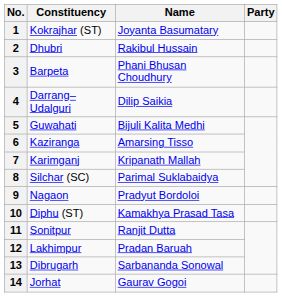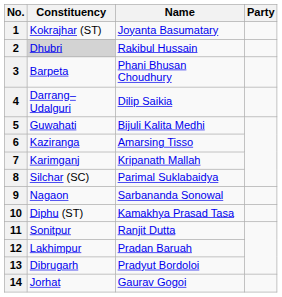(46, 48) no background -> (46, 48) lightgrey background
(158, 195) Pradyut Bordoloi -> (170, 195) Sarbananda Sonowal
(170, 265) Sarbananda Sonowal -> (158, 265) Pradyut Bordoloi
